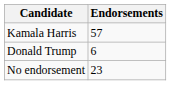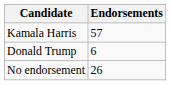(96, 70) 23 -> (96, 70) 26
